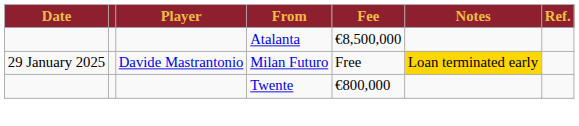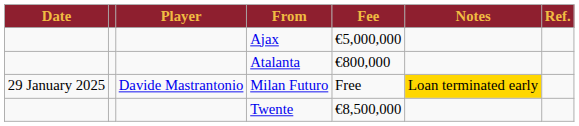+ row: (265, 39)
(368, 39) €8,500,000 -> (363, 62) €800,000
(363, 86) €800,000 -> (368, 109) €8,500,000
